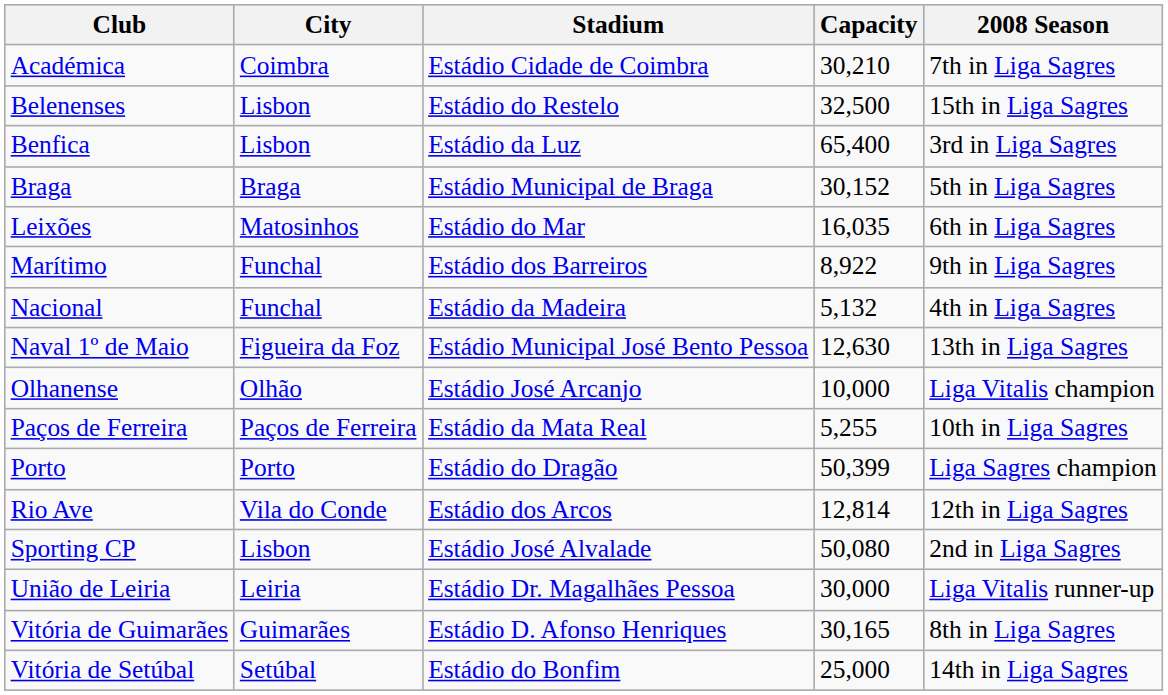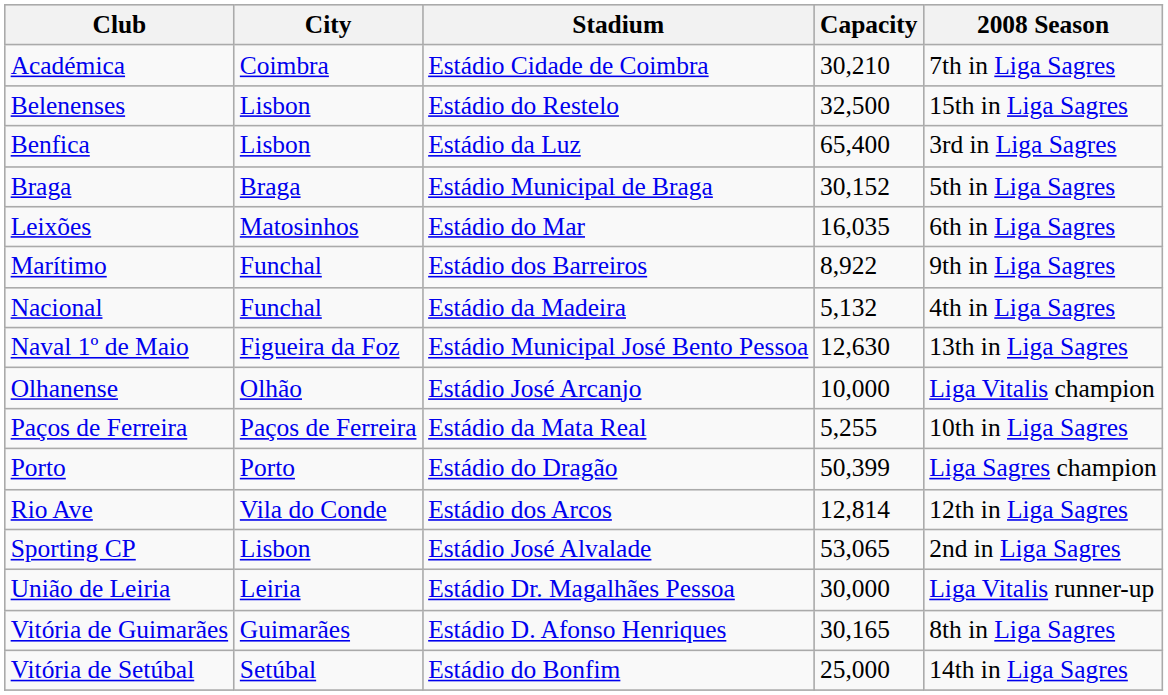(855, 549) 50,080 -> (855, 549) 53,065
